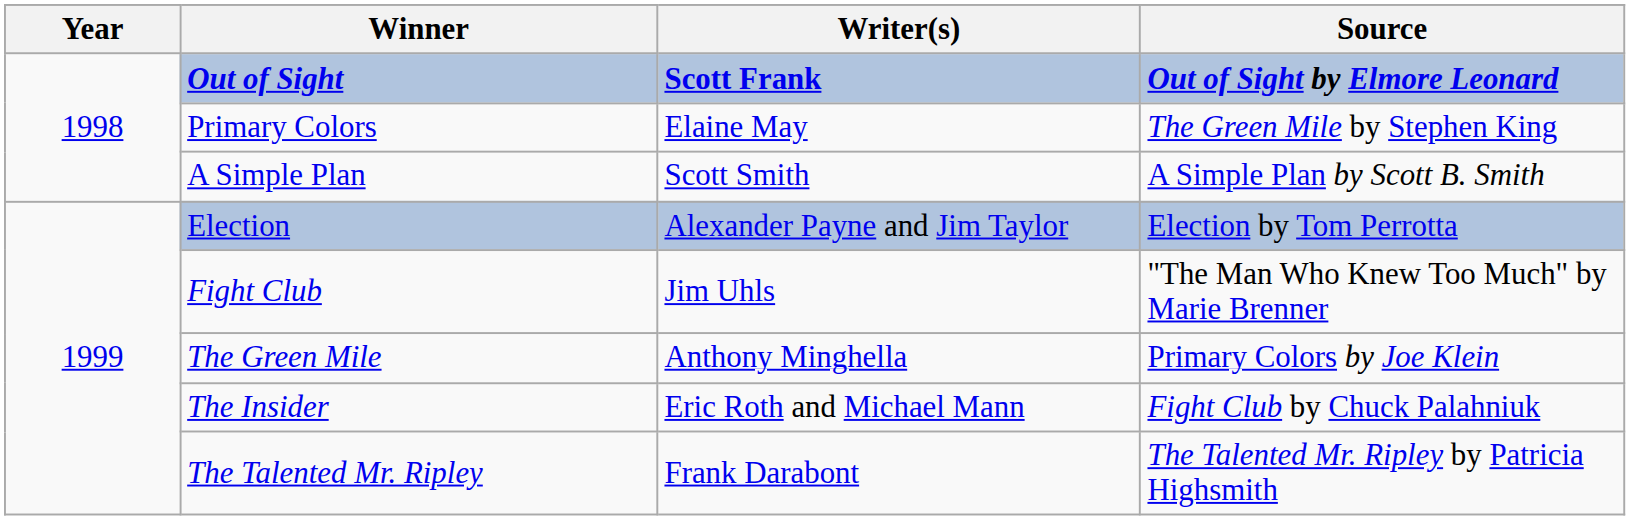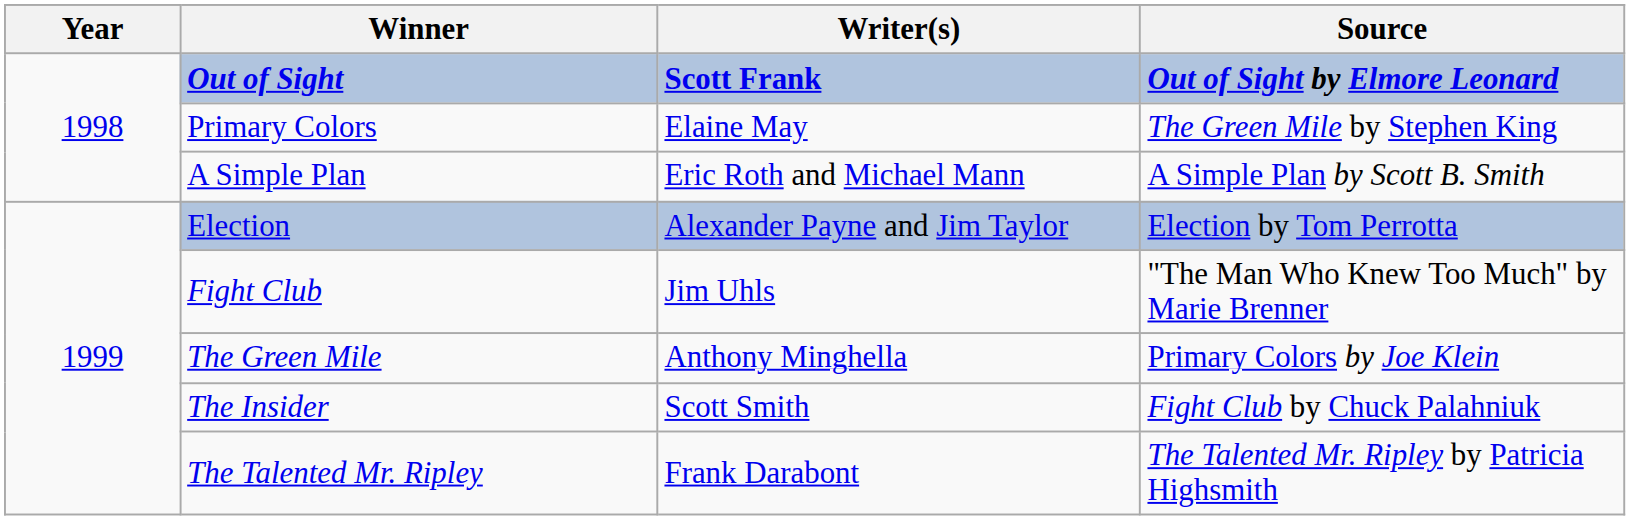(737, 175) Scott Smith -> (845, 175) Eric Roth and Michael Mann
(845, 406) Eric Roth and Michael Mann -> (737, 406) Scott Smith
